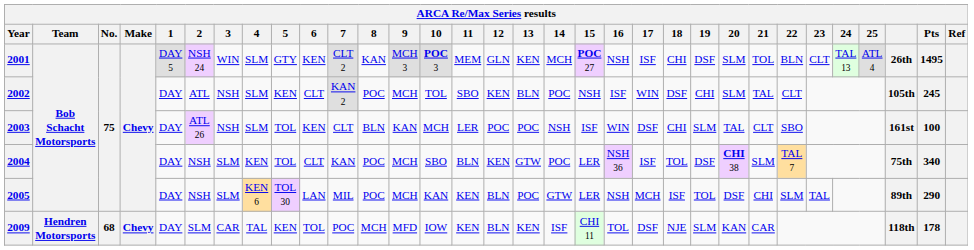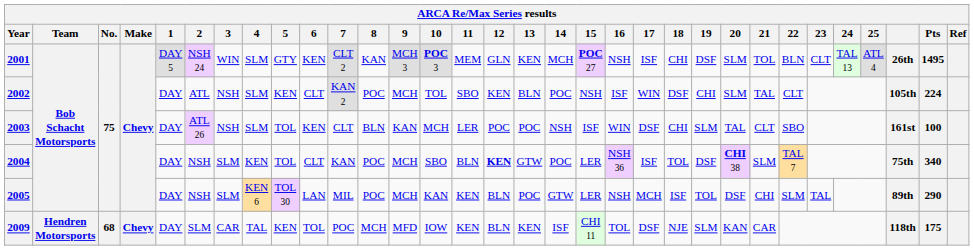(932, 94) 245 -> (933, 94) 224
(498, 161) normal -> (499, 161) bold
(932, 228) 178 -> (933, 228) 175
